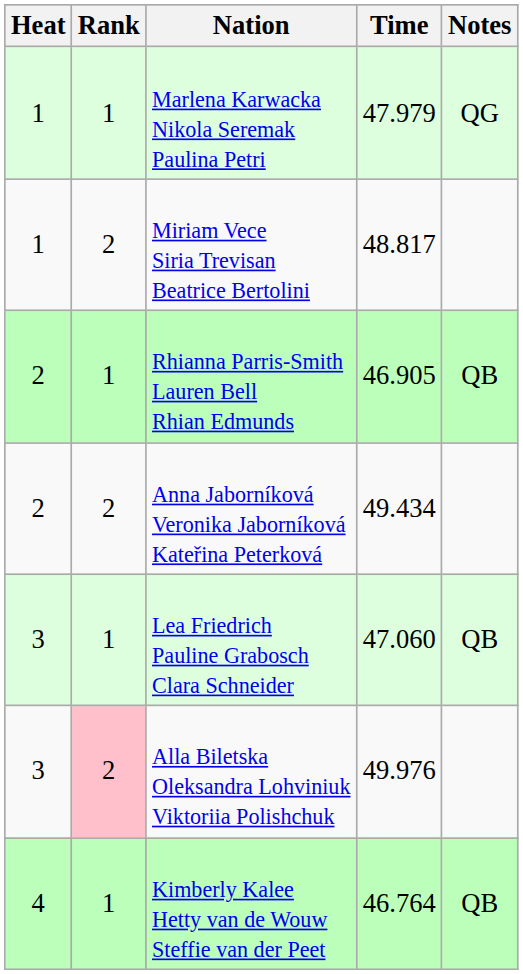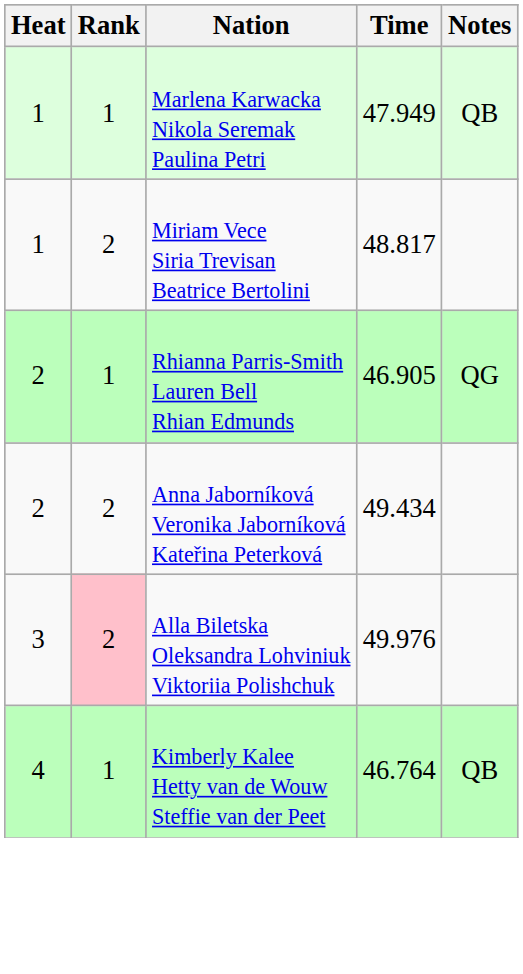(399, 112) 47.979 -> (399, 112) 47.949
(480, 112) QG -> (480, 112) QB
(480, 376) QB -> (480, 376) QG
- row: (230, 656)
